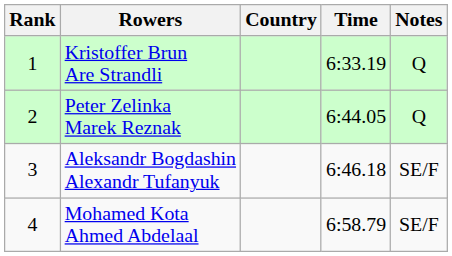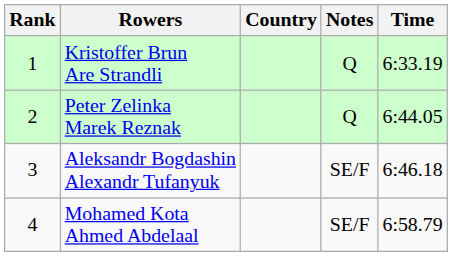columns swapped: (356, 20) <-> (419, 20)
